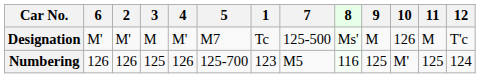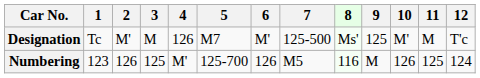columns swapped: (266, 15) <-> (98, 15)
(180, 38) M' -> (183, 38) 126
(372, 38) M -> (376, 38) 125
(404, 38) 126 -> (401, 38) M'
(183, 61) 126 -> (180, 61) M'
(376, 61) 125 -> (372, 61) M
(401, 61) M' -> (404, 61) 126
